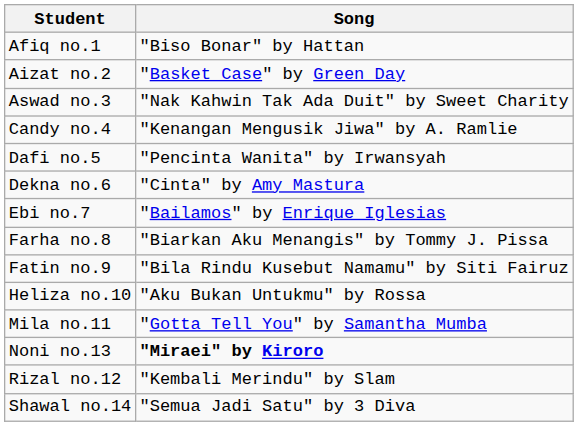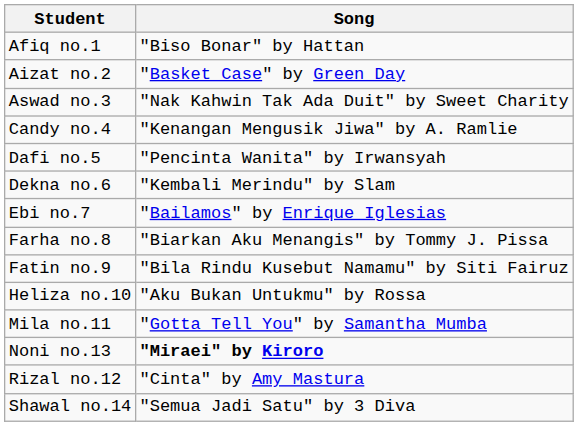(252, 185) "Cinta" by Amy Mastura -> (267, 185) "Kembali Merindu" by Slam
(267, 379) "Kembali Merindu" by Slam -> (252, 379) "Cinta" by Amy Mastura
